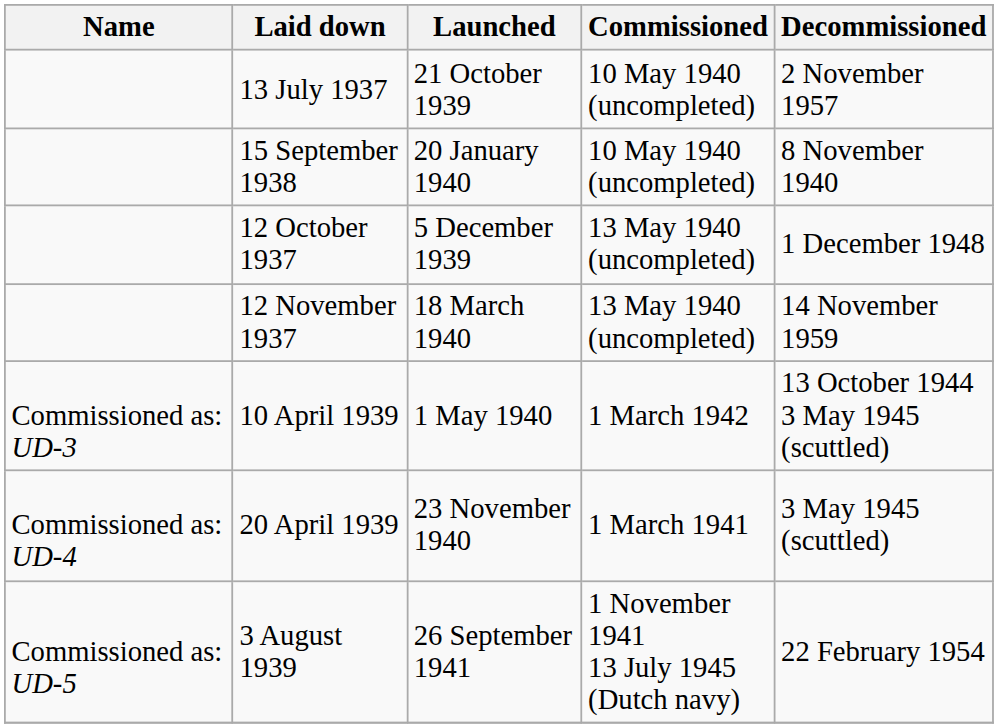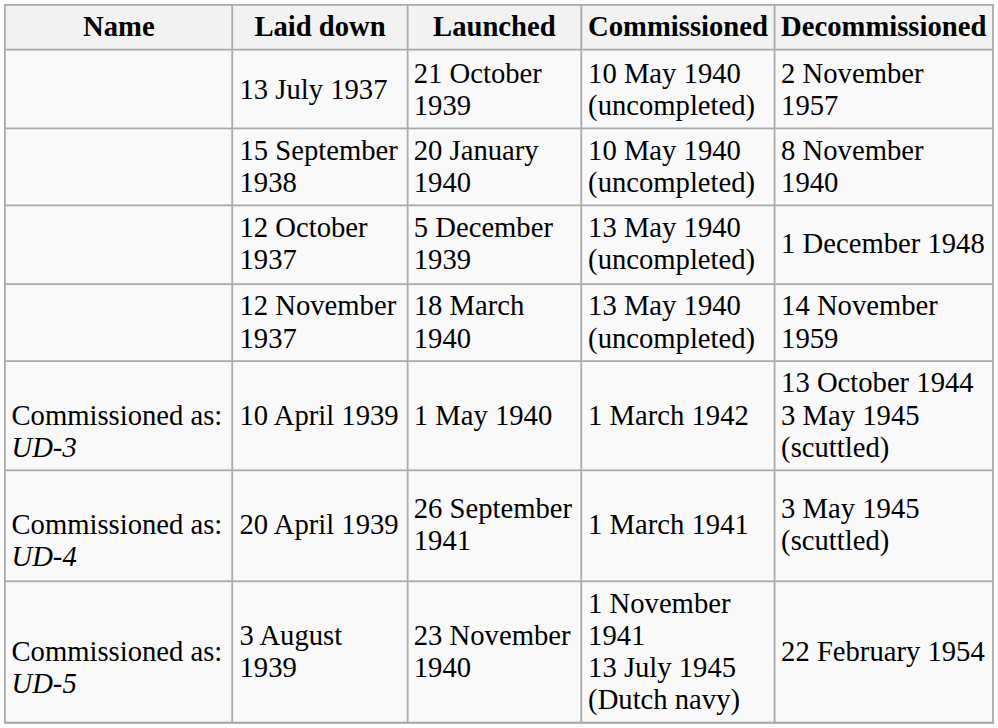(492, 525) 23 November 1940 -> (493, 525) 26 September 1941
(493, 651) 26 September 1941 -> (492, 651) 23 November 1940
